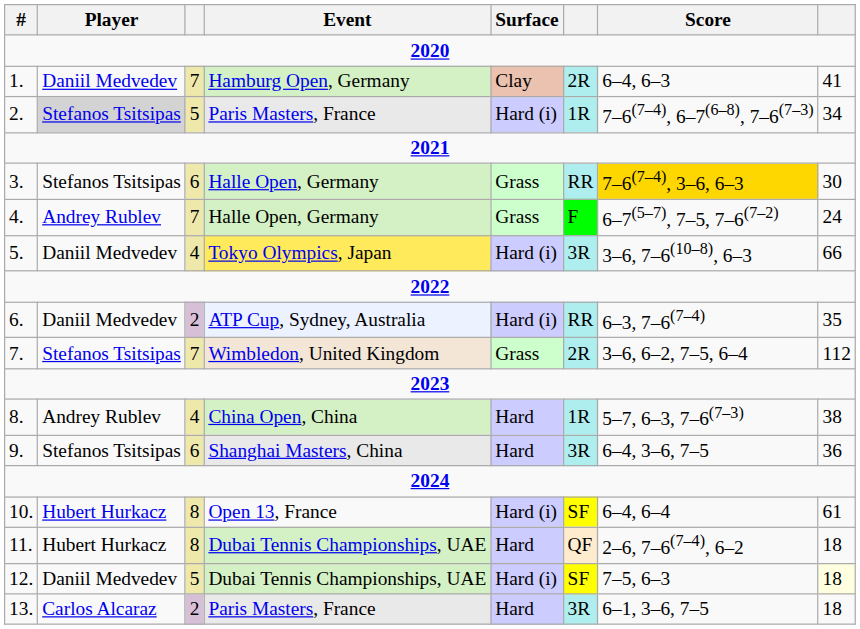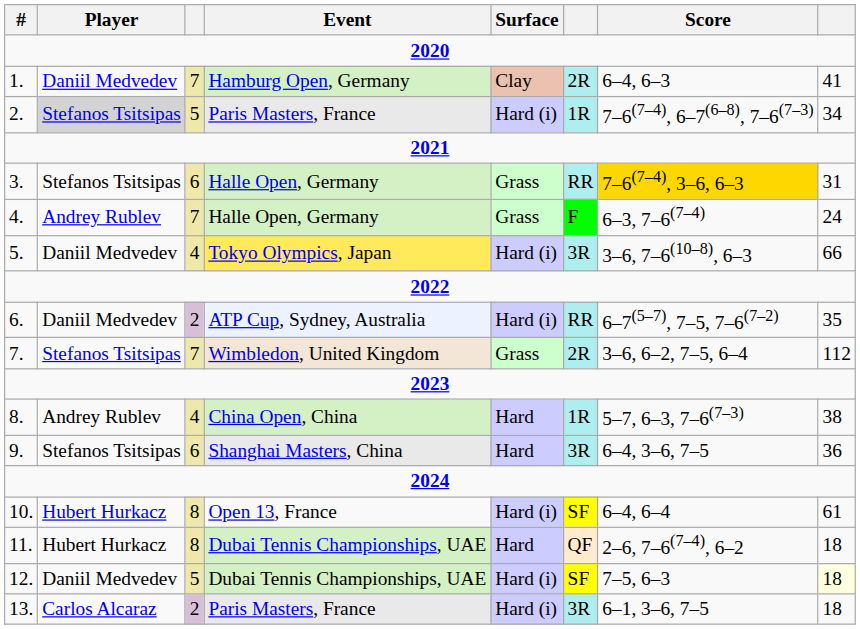(832, 181) 30 -> (832, 181) 31
(691, 217) 6–7(5–7), 7–5, 7–6(7–2) -> (654, 217) 6–3, 7–6(7–4)
(654, 319) 6–3, 7–6(7–4) -> (691, 319) 6–7(5–7), 7–5, 7–6(7–2)
(515, 609) Hard -> (526, 609) Hard (i)
